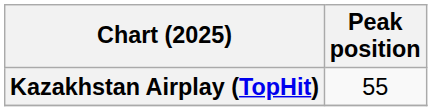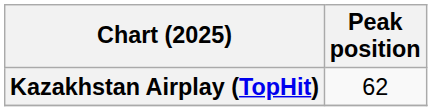(375, 86) 55 -> (375, 86) 62
